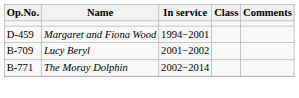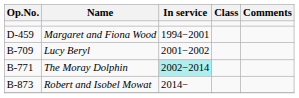(185, 67) no background -> (185, 67) paleturquoise background
+ row: (20, 84)
